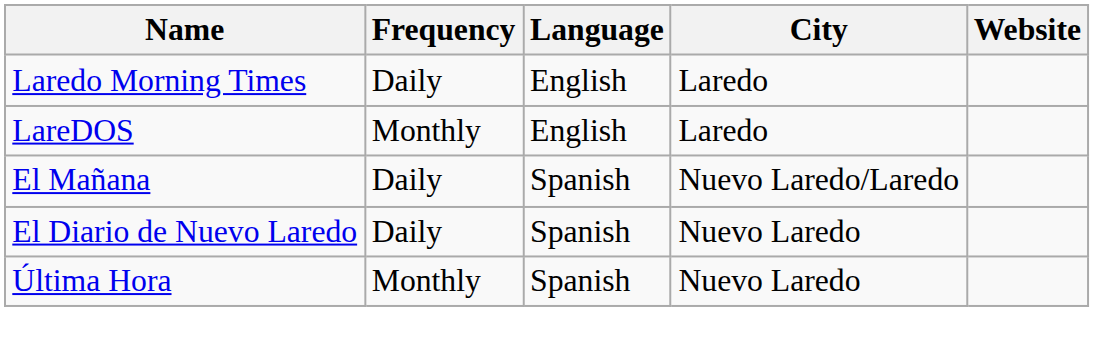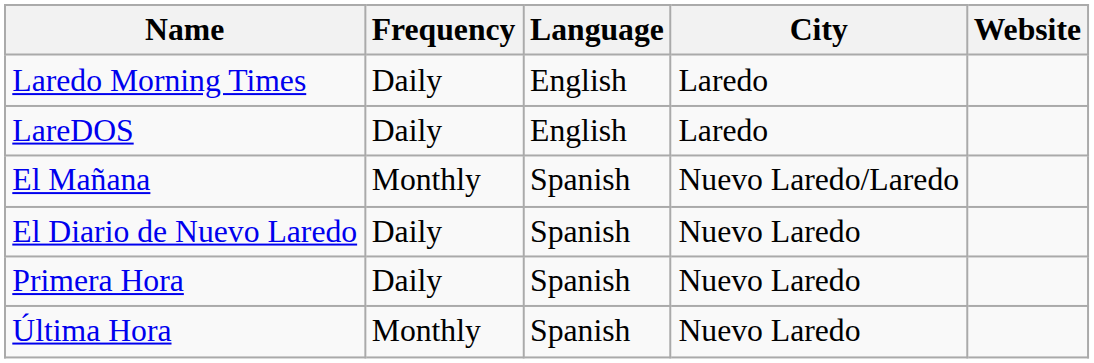(426, 130) Monthly -> (407, 130) Daily
(407, 180) Daily -> (426, 180) Monthly
+ row: (98, 280)
